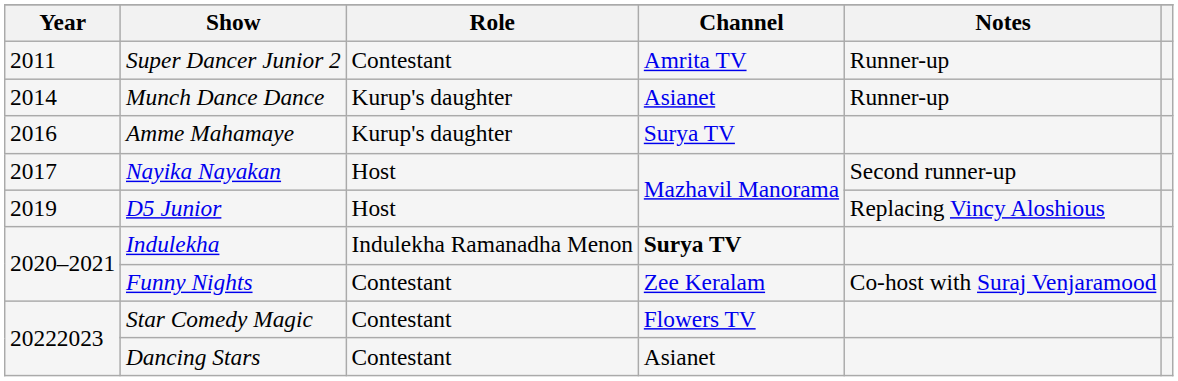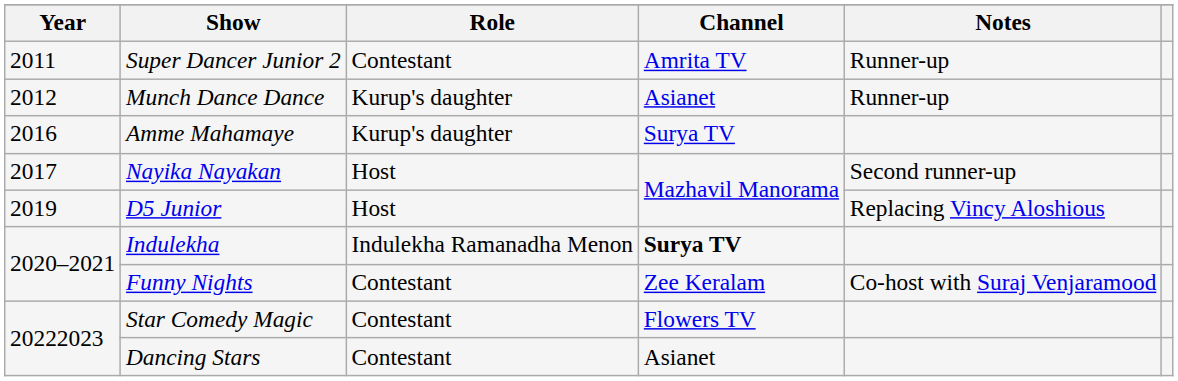(33, 97) 2014 -> (33, 97) 2012
